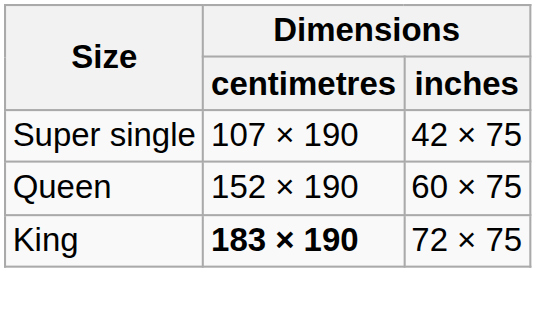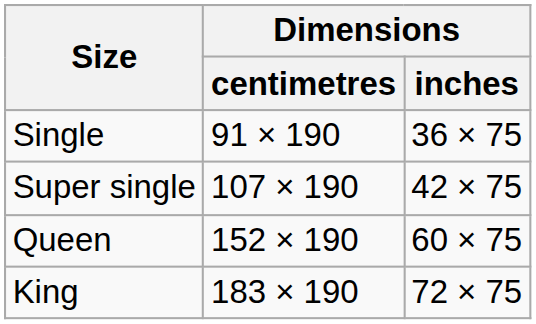+ row: (58, 135)
(285, 239) bold -> (285, 291) normal
